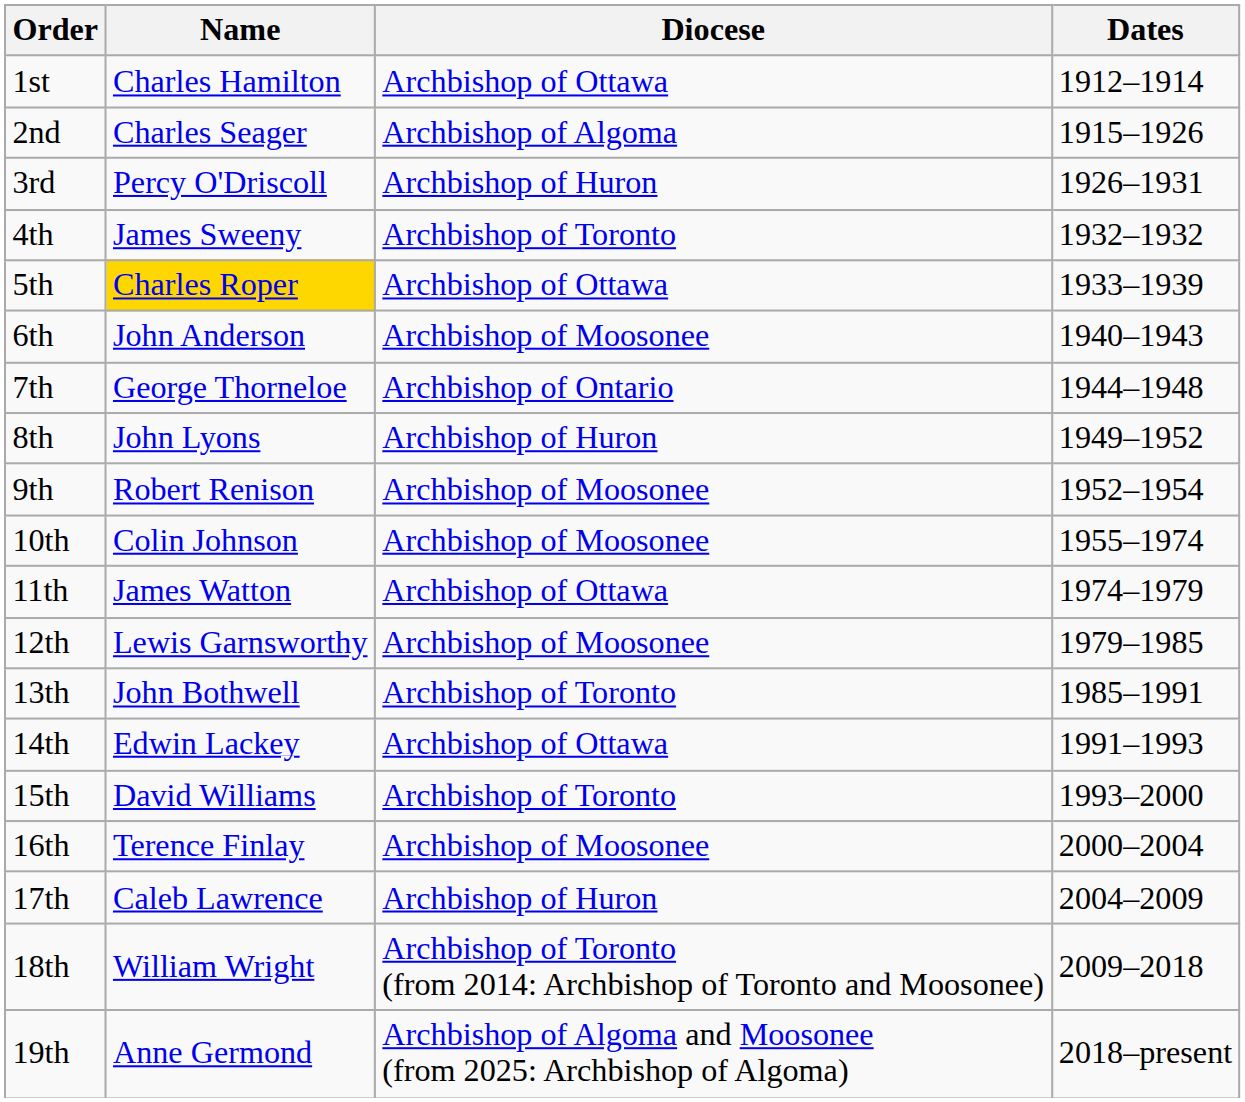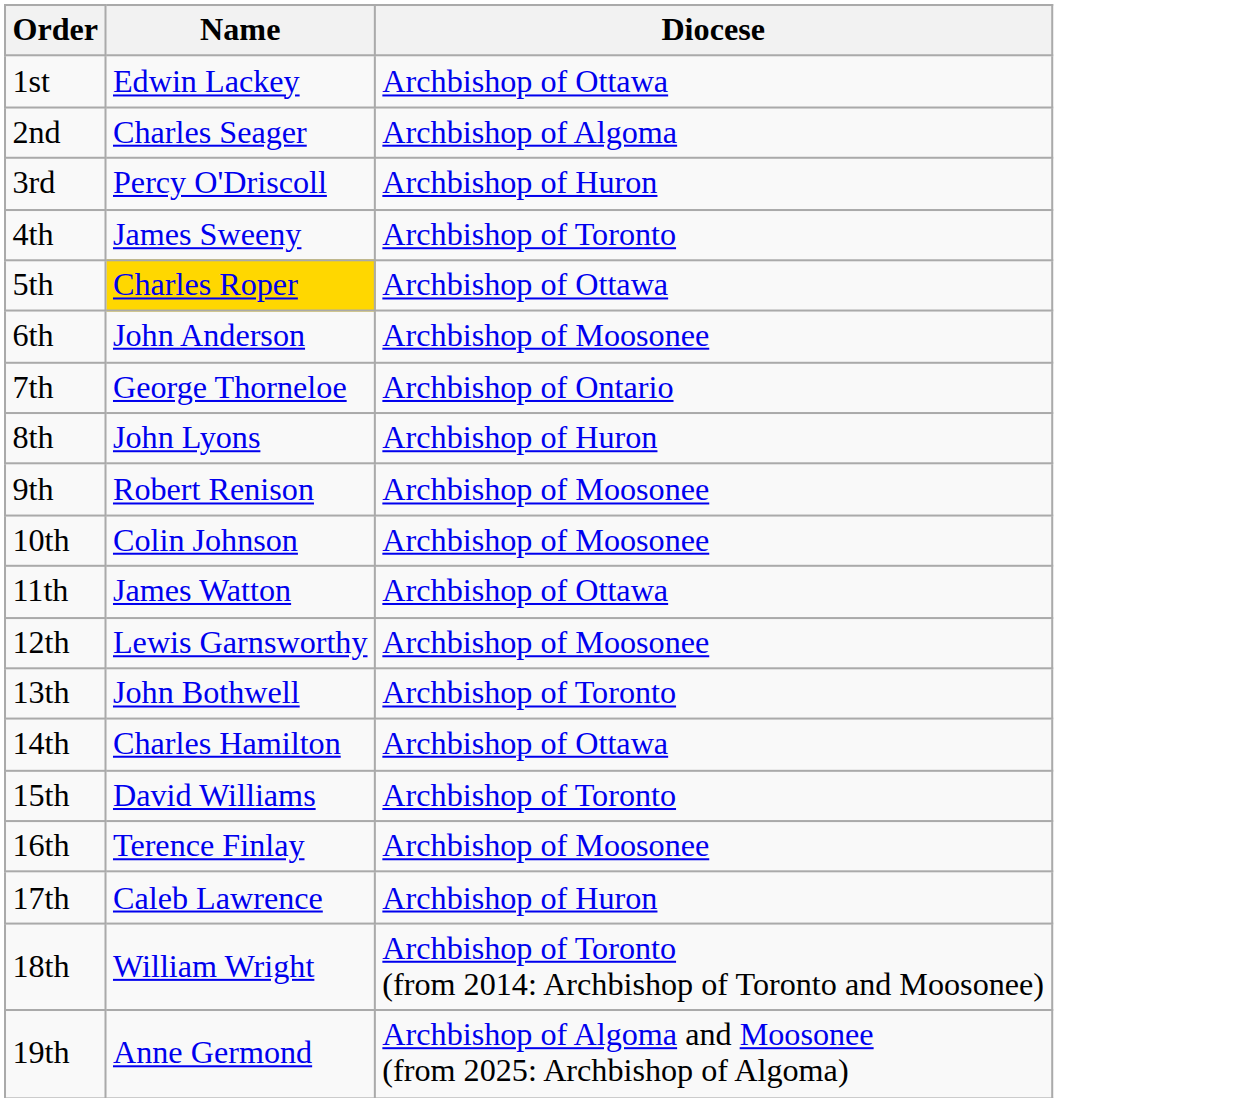- column: (1145, 30)
(227, 81) Charles Hamilton -> (206, 81) Edwin Lackey
(206, 744) Edwin Lackey -> (227, 744) Charles Hamilton
